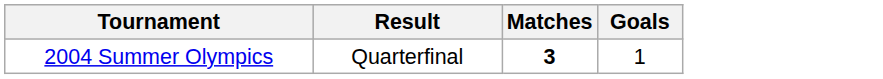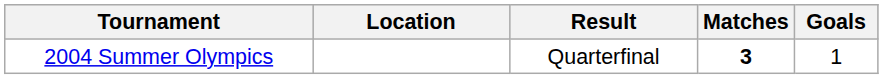+ column: (411, 22)
